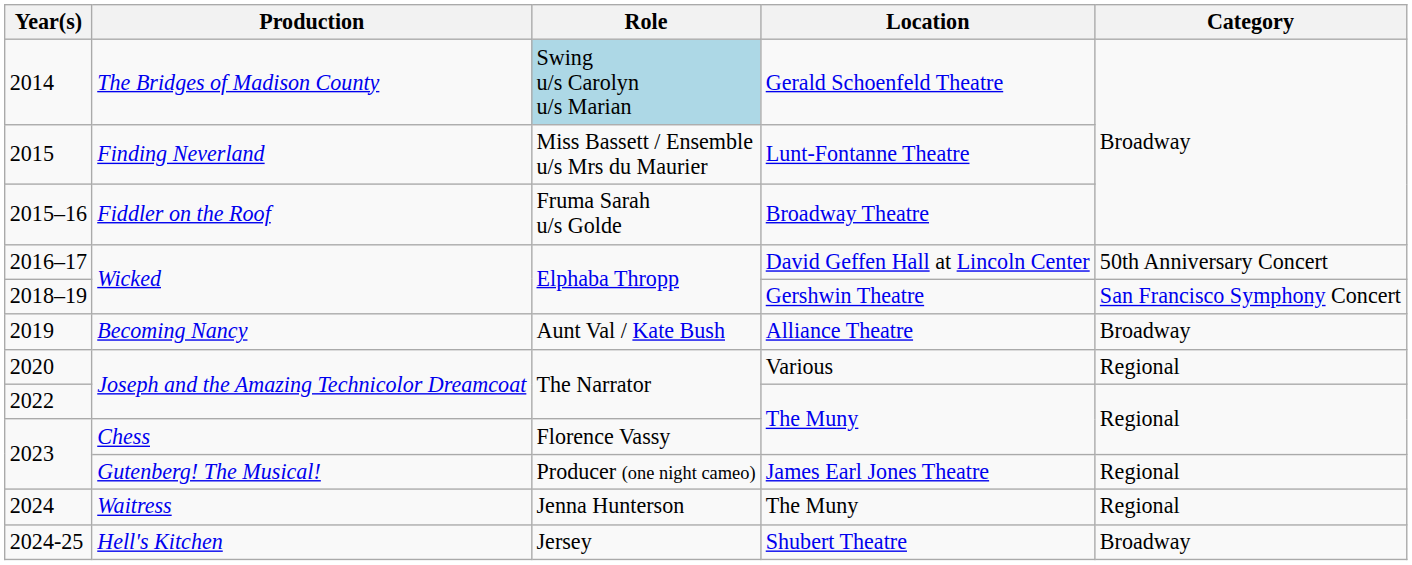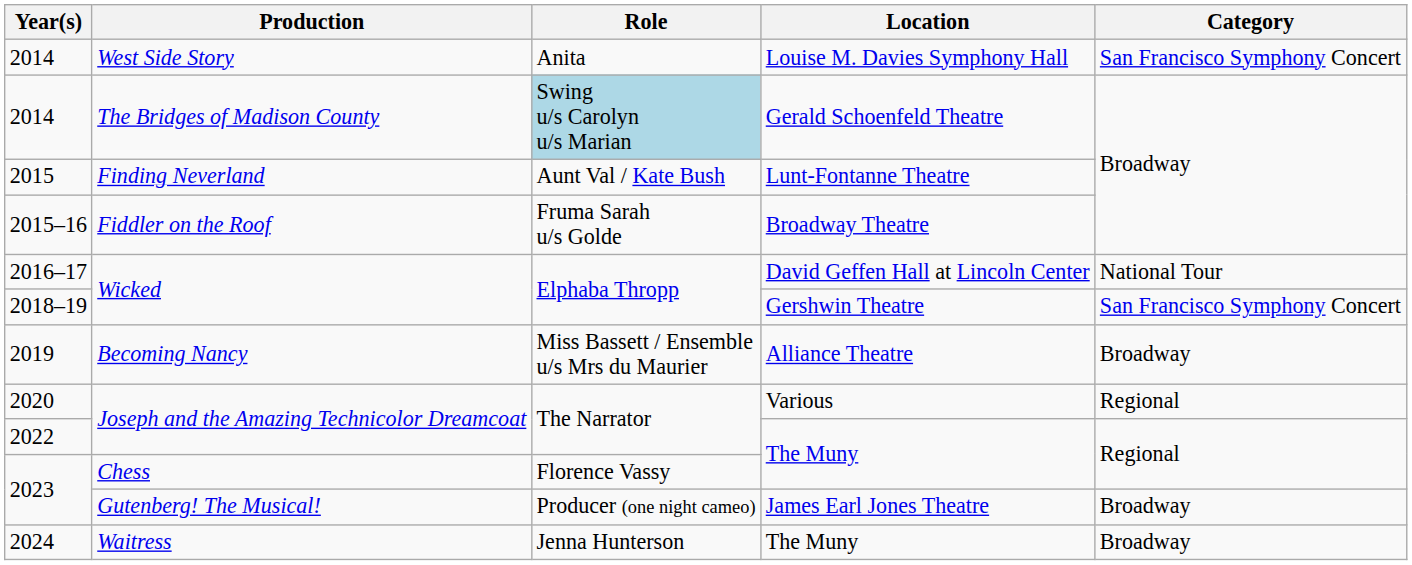+ row: (32, 57)
(645, 154) Miss Bassett / Ensemble u/s Mrs du Maurier -> (631, 176) Aunt Val / Kate Bush
(1214, 261) 50th Anniversary Concert -> (1161, 271) National Tour
(631, 331) Aunt Val / Kate Bush -> (645, 354) Miss Bassett / Ensemble u/s Mrs du Maurier
(1140, 471) Regional -> (1145, 506) Broadway
(1140, 506) Regional -> (1145, 541) Broadway
- row: (47, 541)
